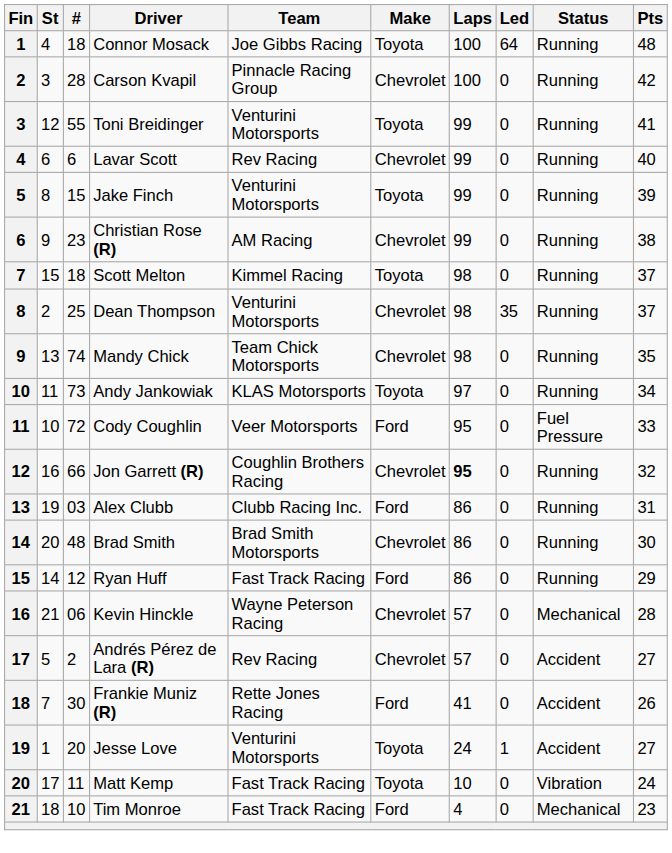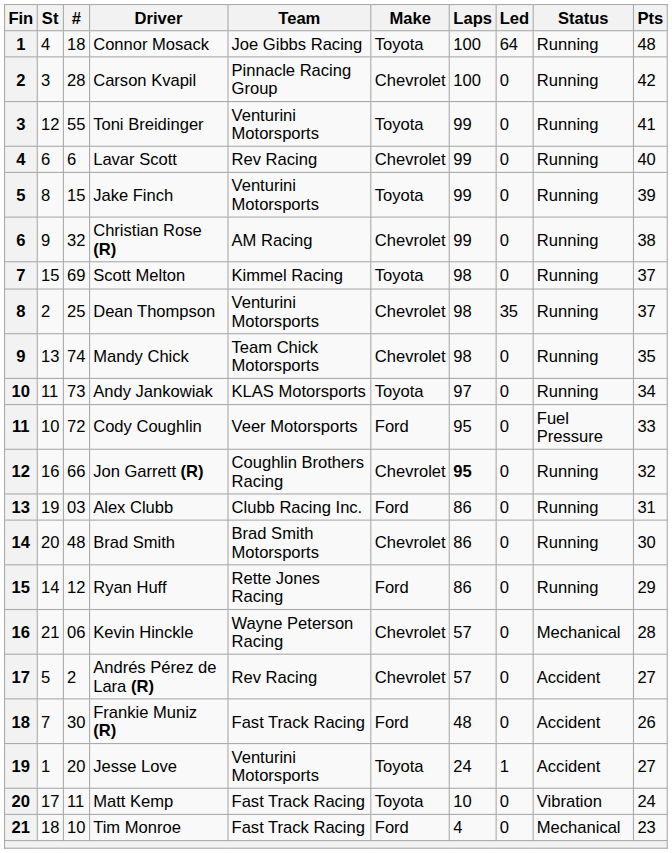(76, 240) 23 -> (76, 240) 32
(76, 276) 18 -> (76, 276) 69
(298, 578) Fast Track Racing -> (276, 587) Rette Jones Racing
(276, 703) Rette Jones Racing -> (298, 722) Fast Track Racing
(463, 703) 41 -> (463, 722) 48
